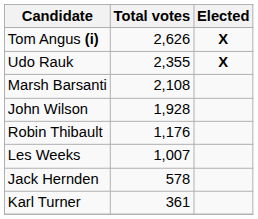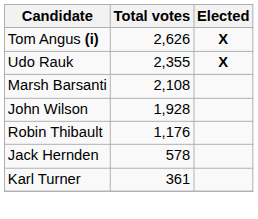- row: (44, 156)
